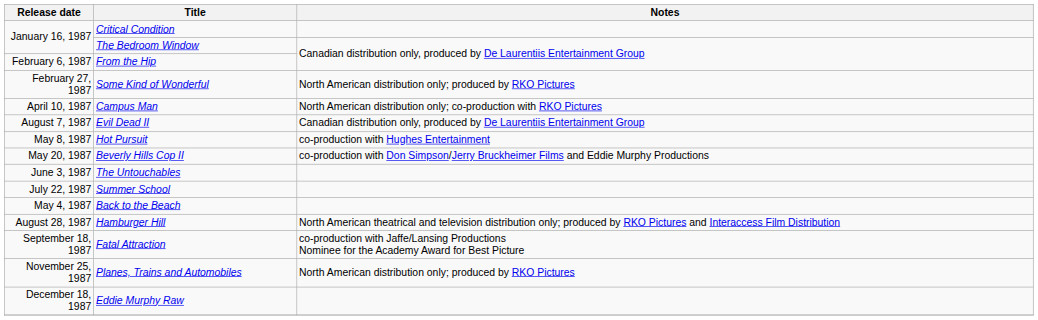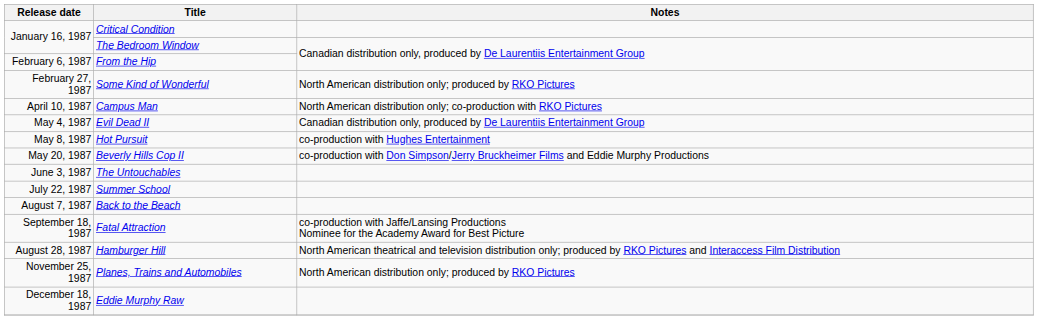(56, 123) August 7, 1987 -> (63, 123) May 4, 1987
(63, 205) May 4, 1987 -> (56, 205) August 7, 1987
rows swapped: (131, 222) <-> (131, 244)
